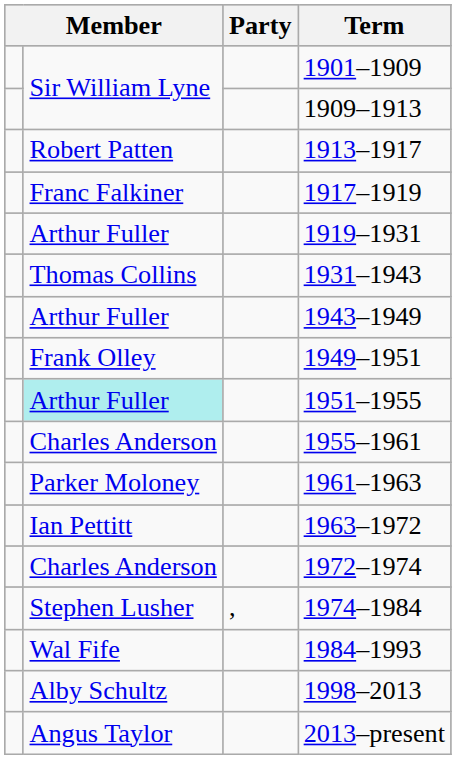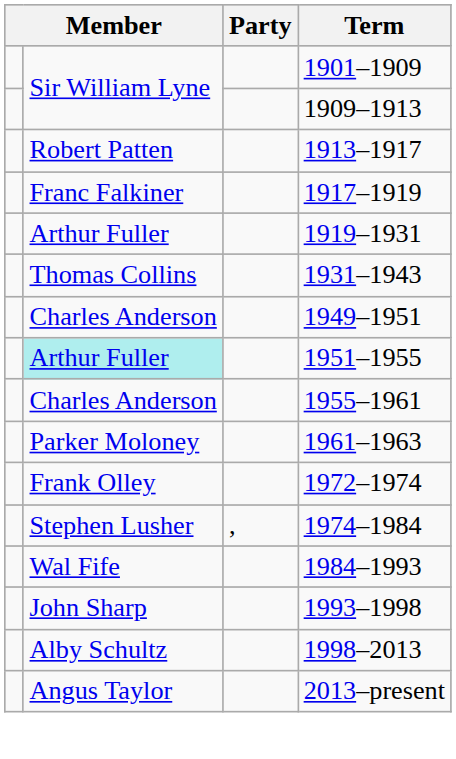- row: (363, 316)
(93, 358) Frank Olley -> (123, 316) Charles Anderson
- row: (363, 524)
(123, 566) Charles Anderson -> (93, 483) Frank Olley
+ row: (363, 607)
